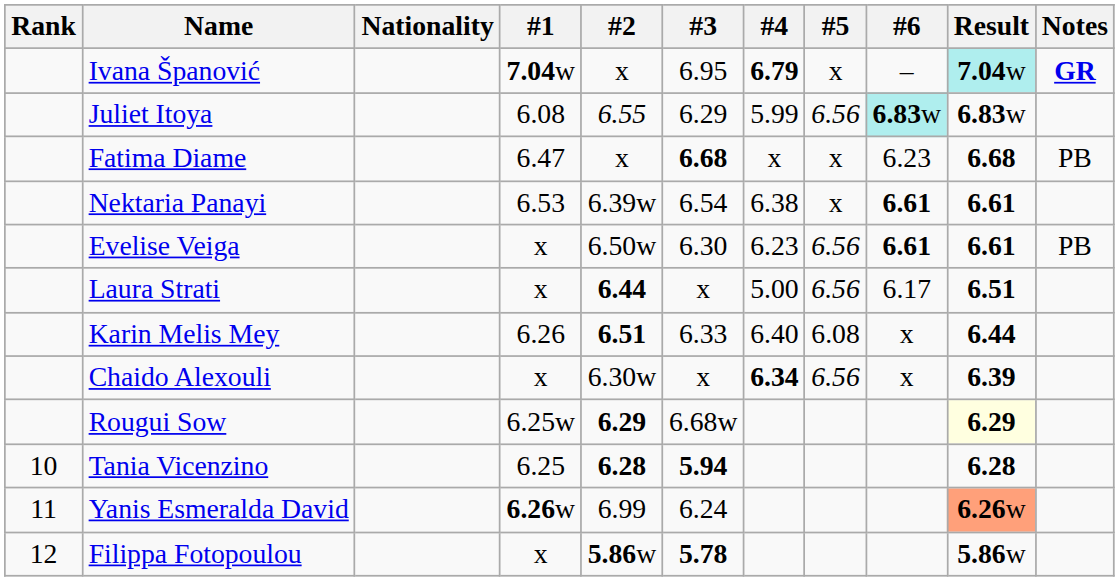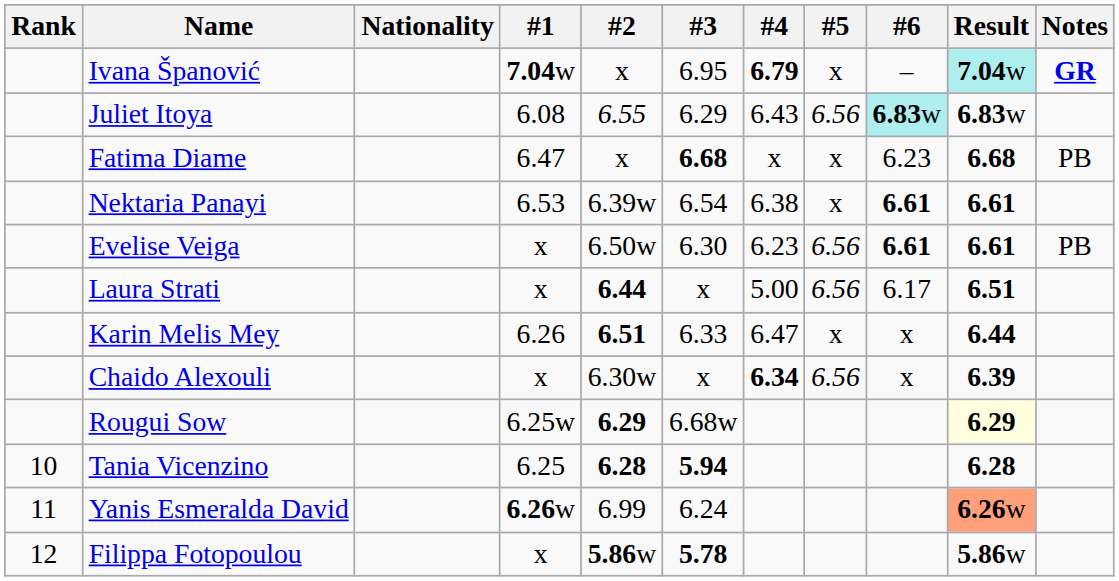(774, 114) 5.99 -> (774, 114) 6.43
(774, 333) 6.40 -> (774, 333) 6.47
(836, 333) 6.08 -> (836, 333) x
